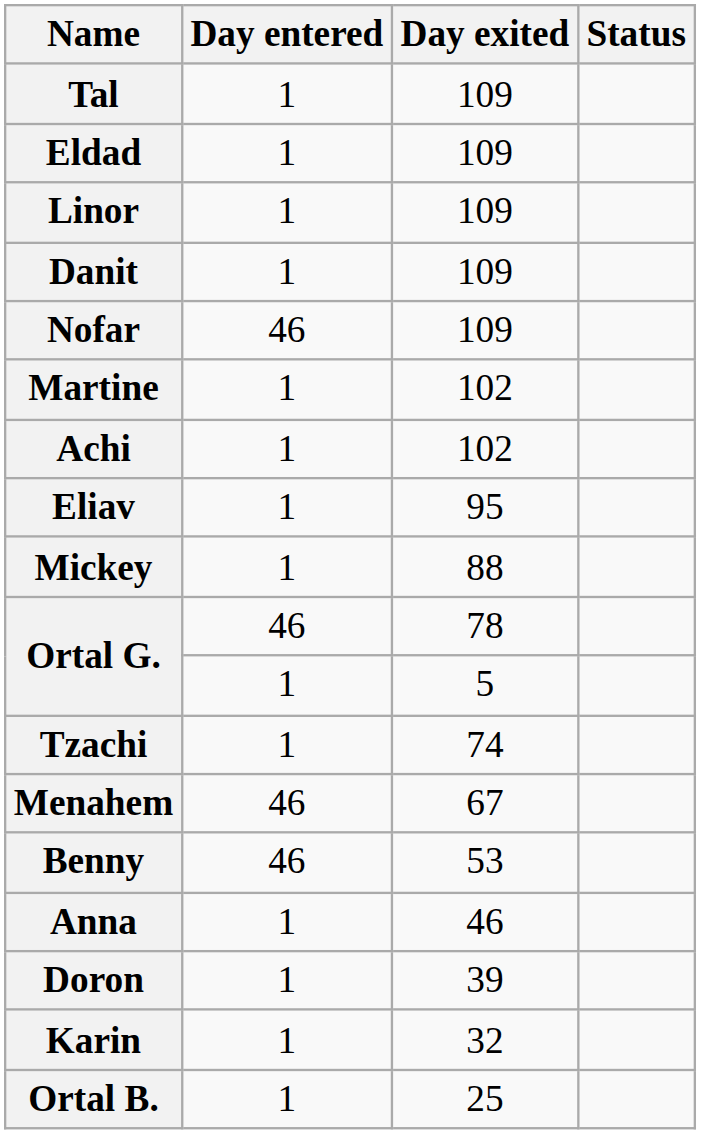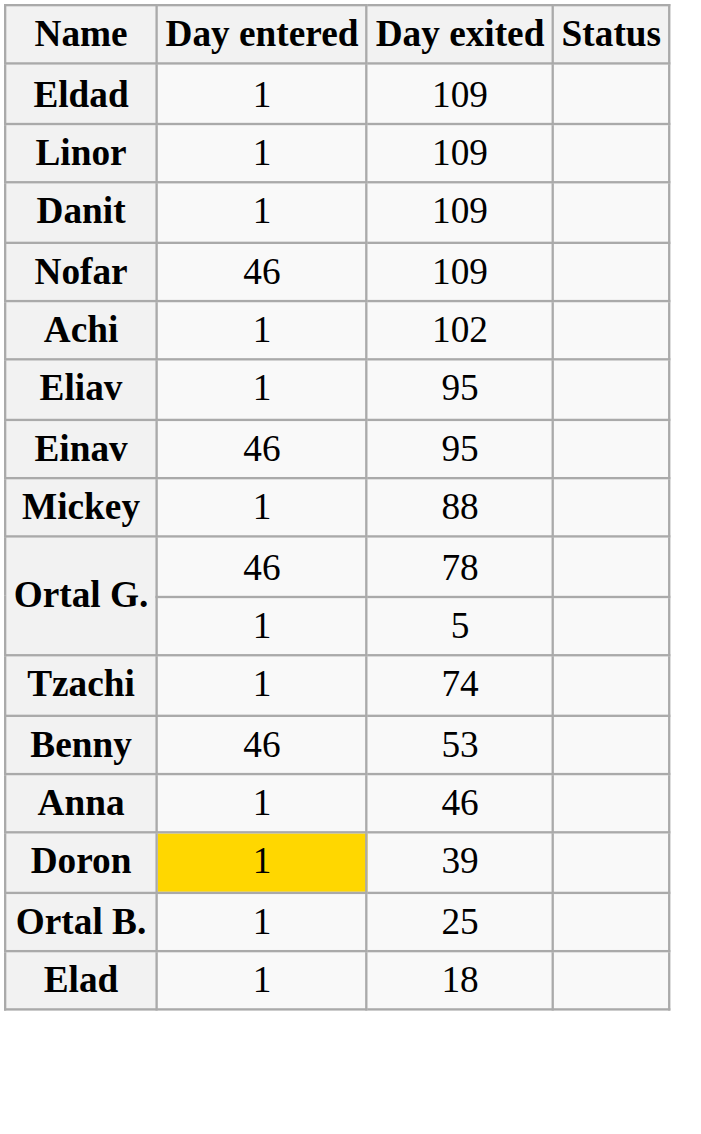- row: (93, 93)
- row: (93, 388)
+ row: (81, 447)
- row: (93, 802)
(287, 980) no background -> (262, 861) gold background
- row: (93, 1039)
+ row: (81, 980)
